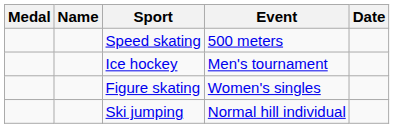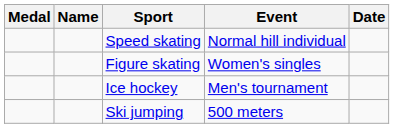(245, 40) 500 meters -> (277, 40) Normal hill individual
rows swapped: (153, 88) <-> (141, 64)
(277, 112) Normal hill individual -> (245, 112) 500 meters
